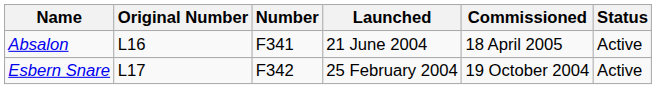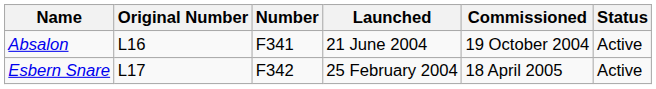(514, 44) 18 April 2005 -> (527, 44) 19 October 2004
(527, 70) 19 October 2004 -> (514, 70) 18 April 2005
